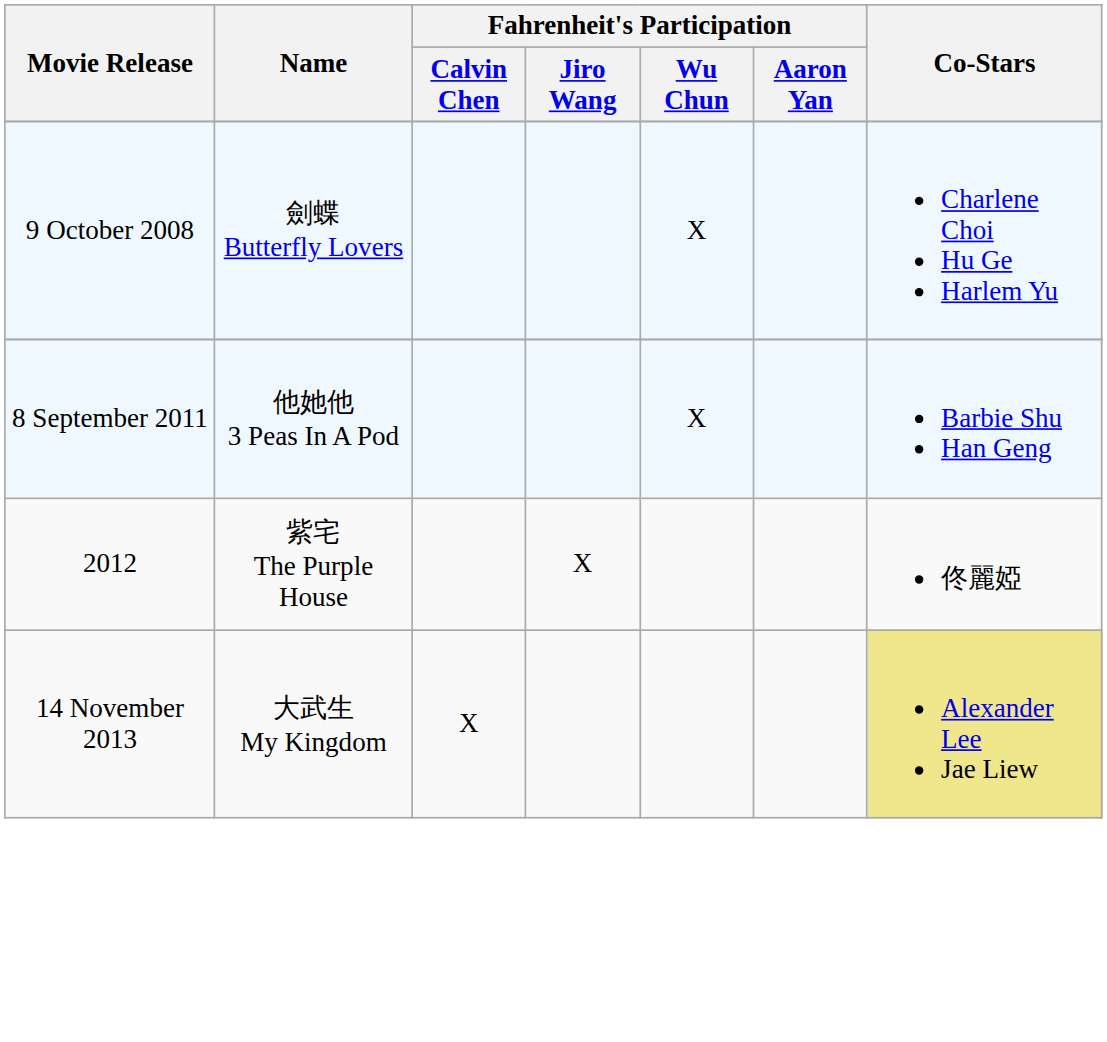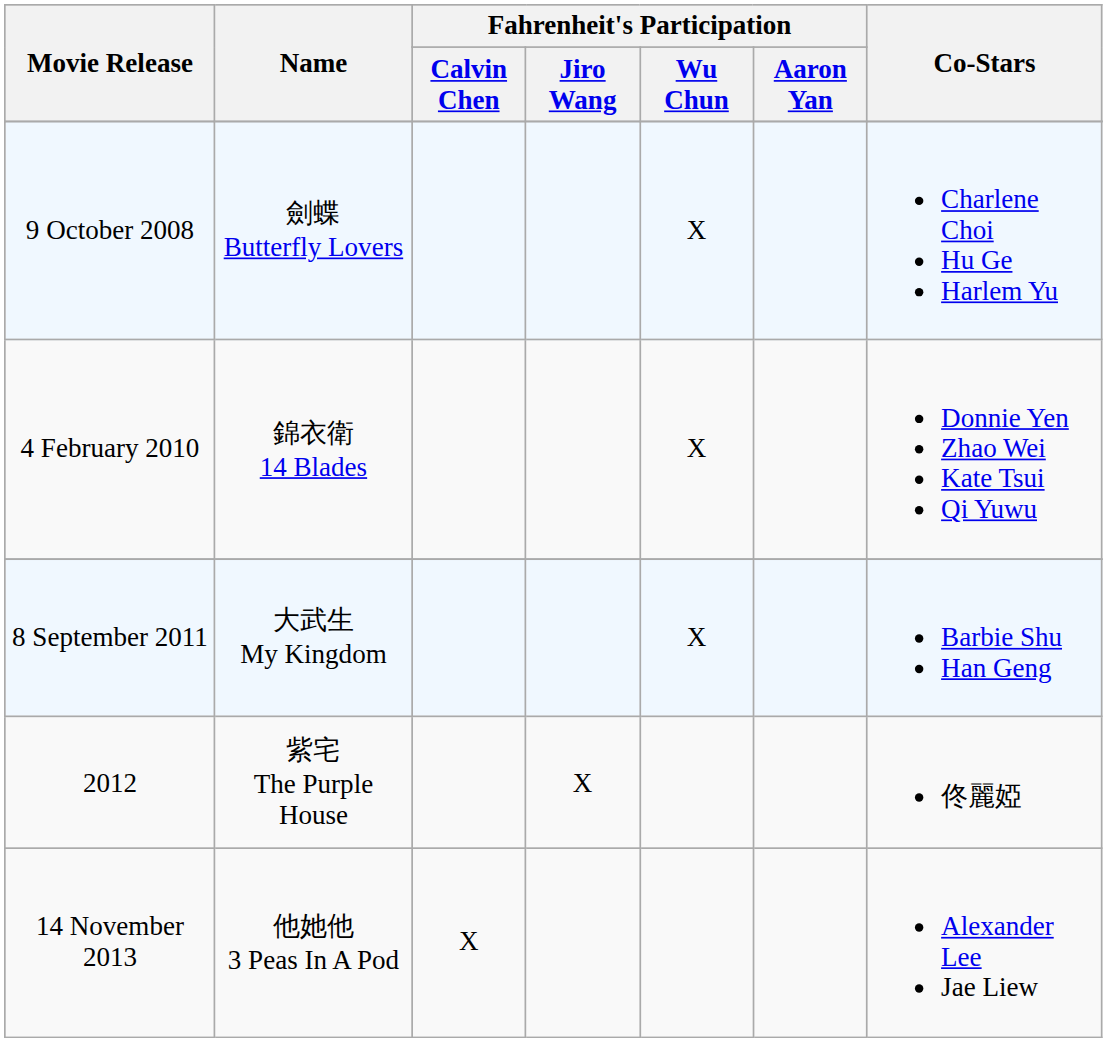+ row: (110, 448)
(313, 419) 他她他 3 Peas In A Pod -> (313, 637) 大武生 My Kingdom
(313, 724) 大武生 My Kingdom -> (313, 943) 他她他 3 Peas In A Pod
(984, 739) khaki background -> (984, 958) no background
